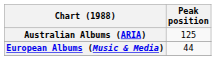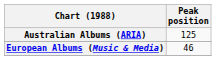(188, 49) 44 -> (188, 49) 46
